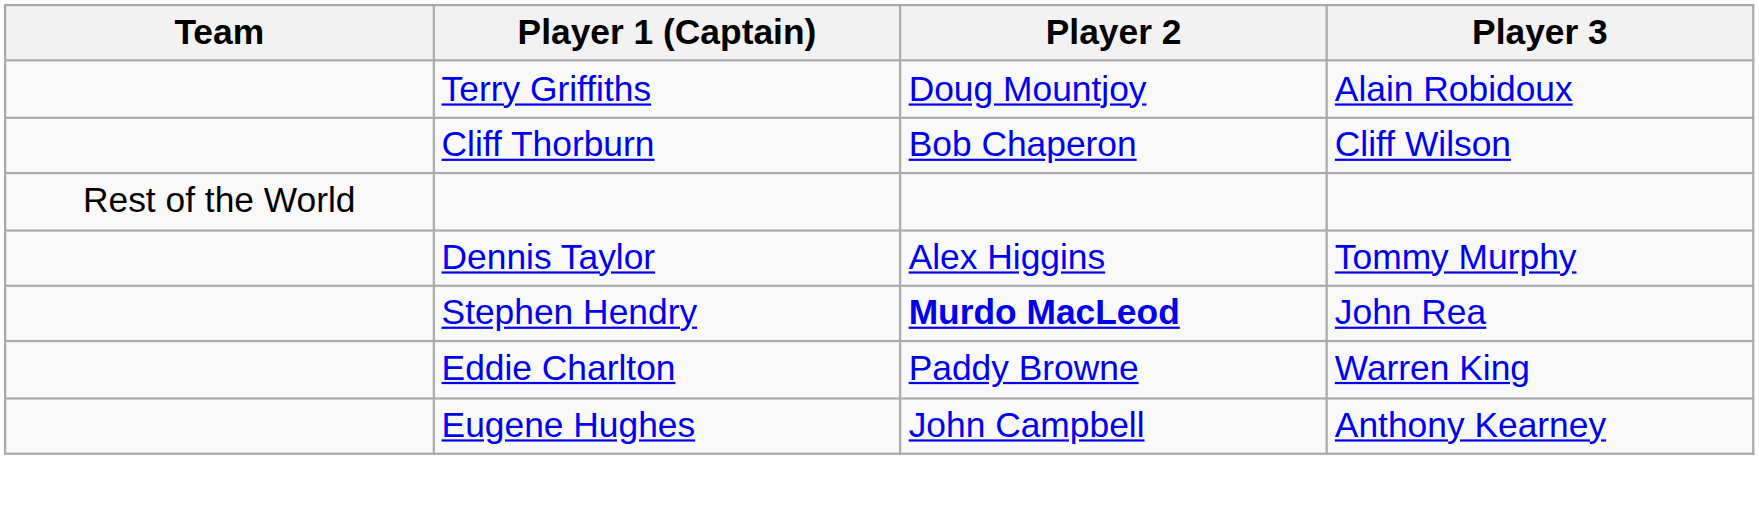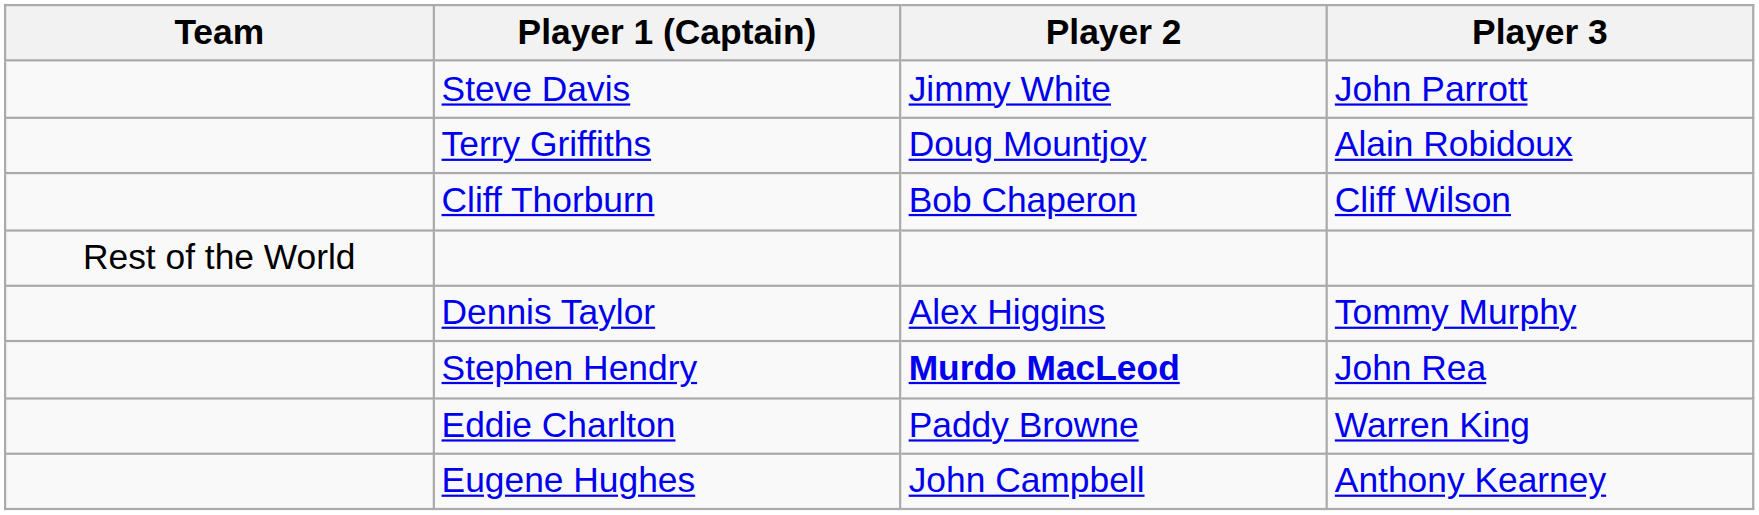+ row: (536, 88)
